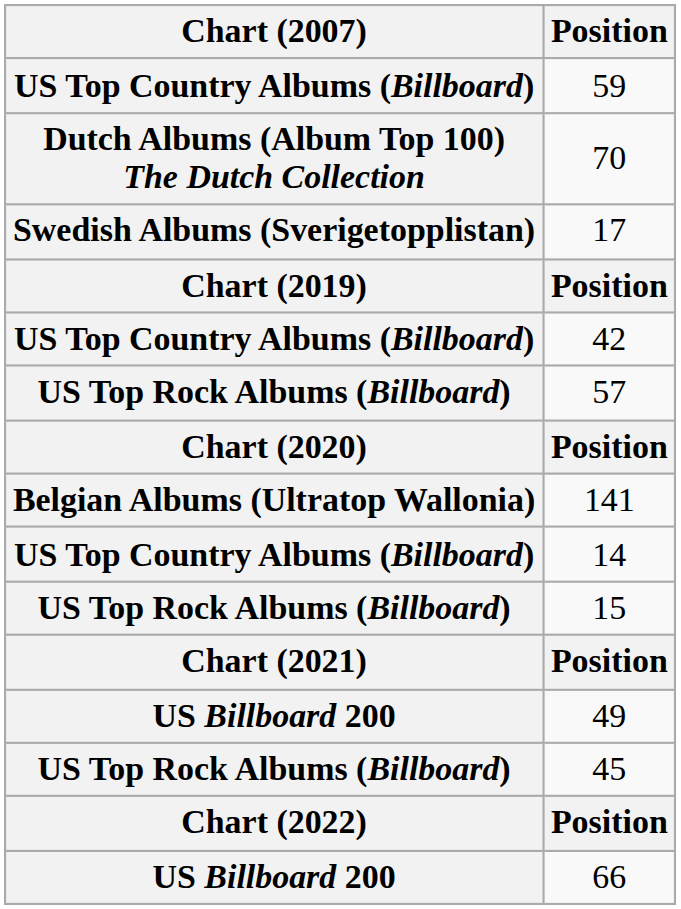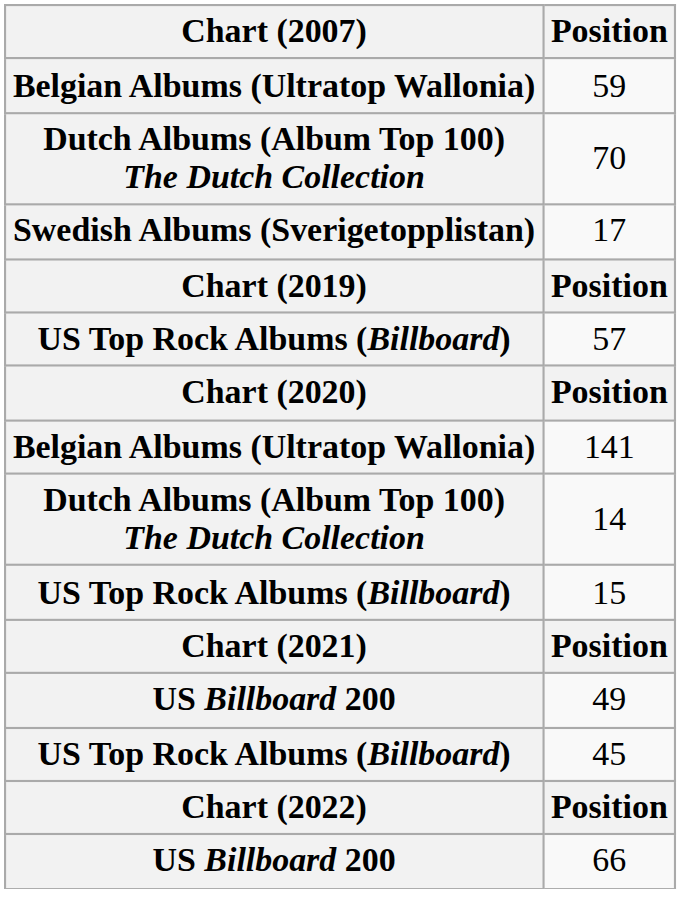(274, 85) US Top Country Albums (Billboard) -> (274, 85) Belgian Albums (Ultratop Wallonia)
- row: (609, 338)
(274, 553) US Top Country Albums (Billboard) -> (274, 518) Dutch Albums (Album Top 100) The Dutch Collection
